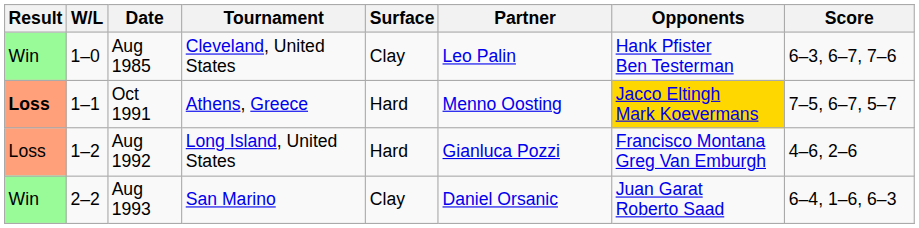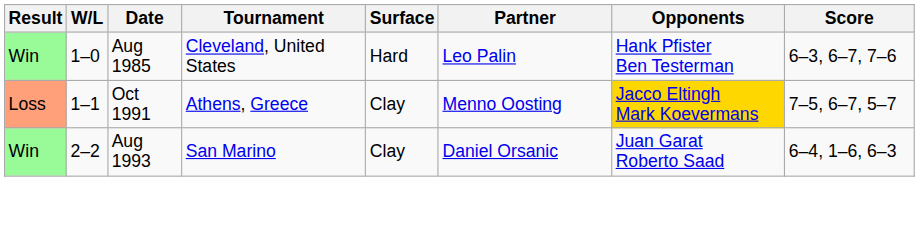(387, 56) Clay -> (389, 56) Hard
(29, 103) bold -> (27, 103) normal
(389, 103) Hard -> (387, 103) Clay
- row: (131, 151)
